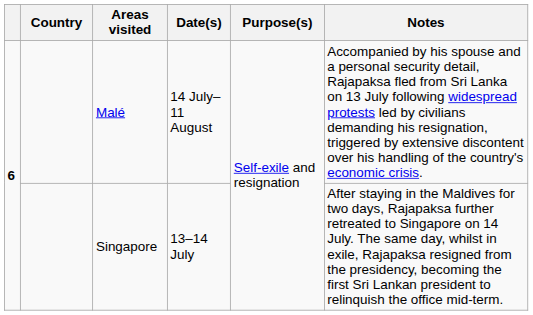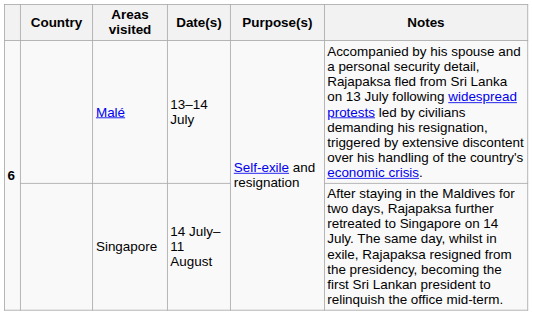(195, 112) 14 July–11 August -> (189, 112) 13–14 July
(189, 246) 13–14 July -> (195, 246) 14 July–11 August
